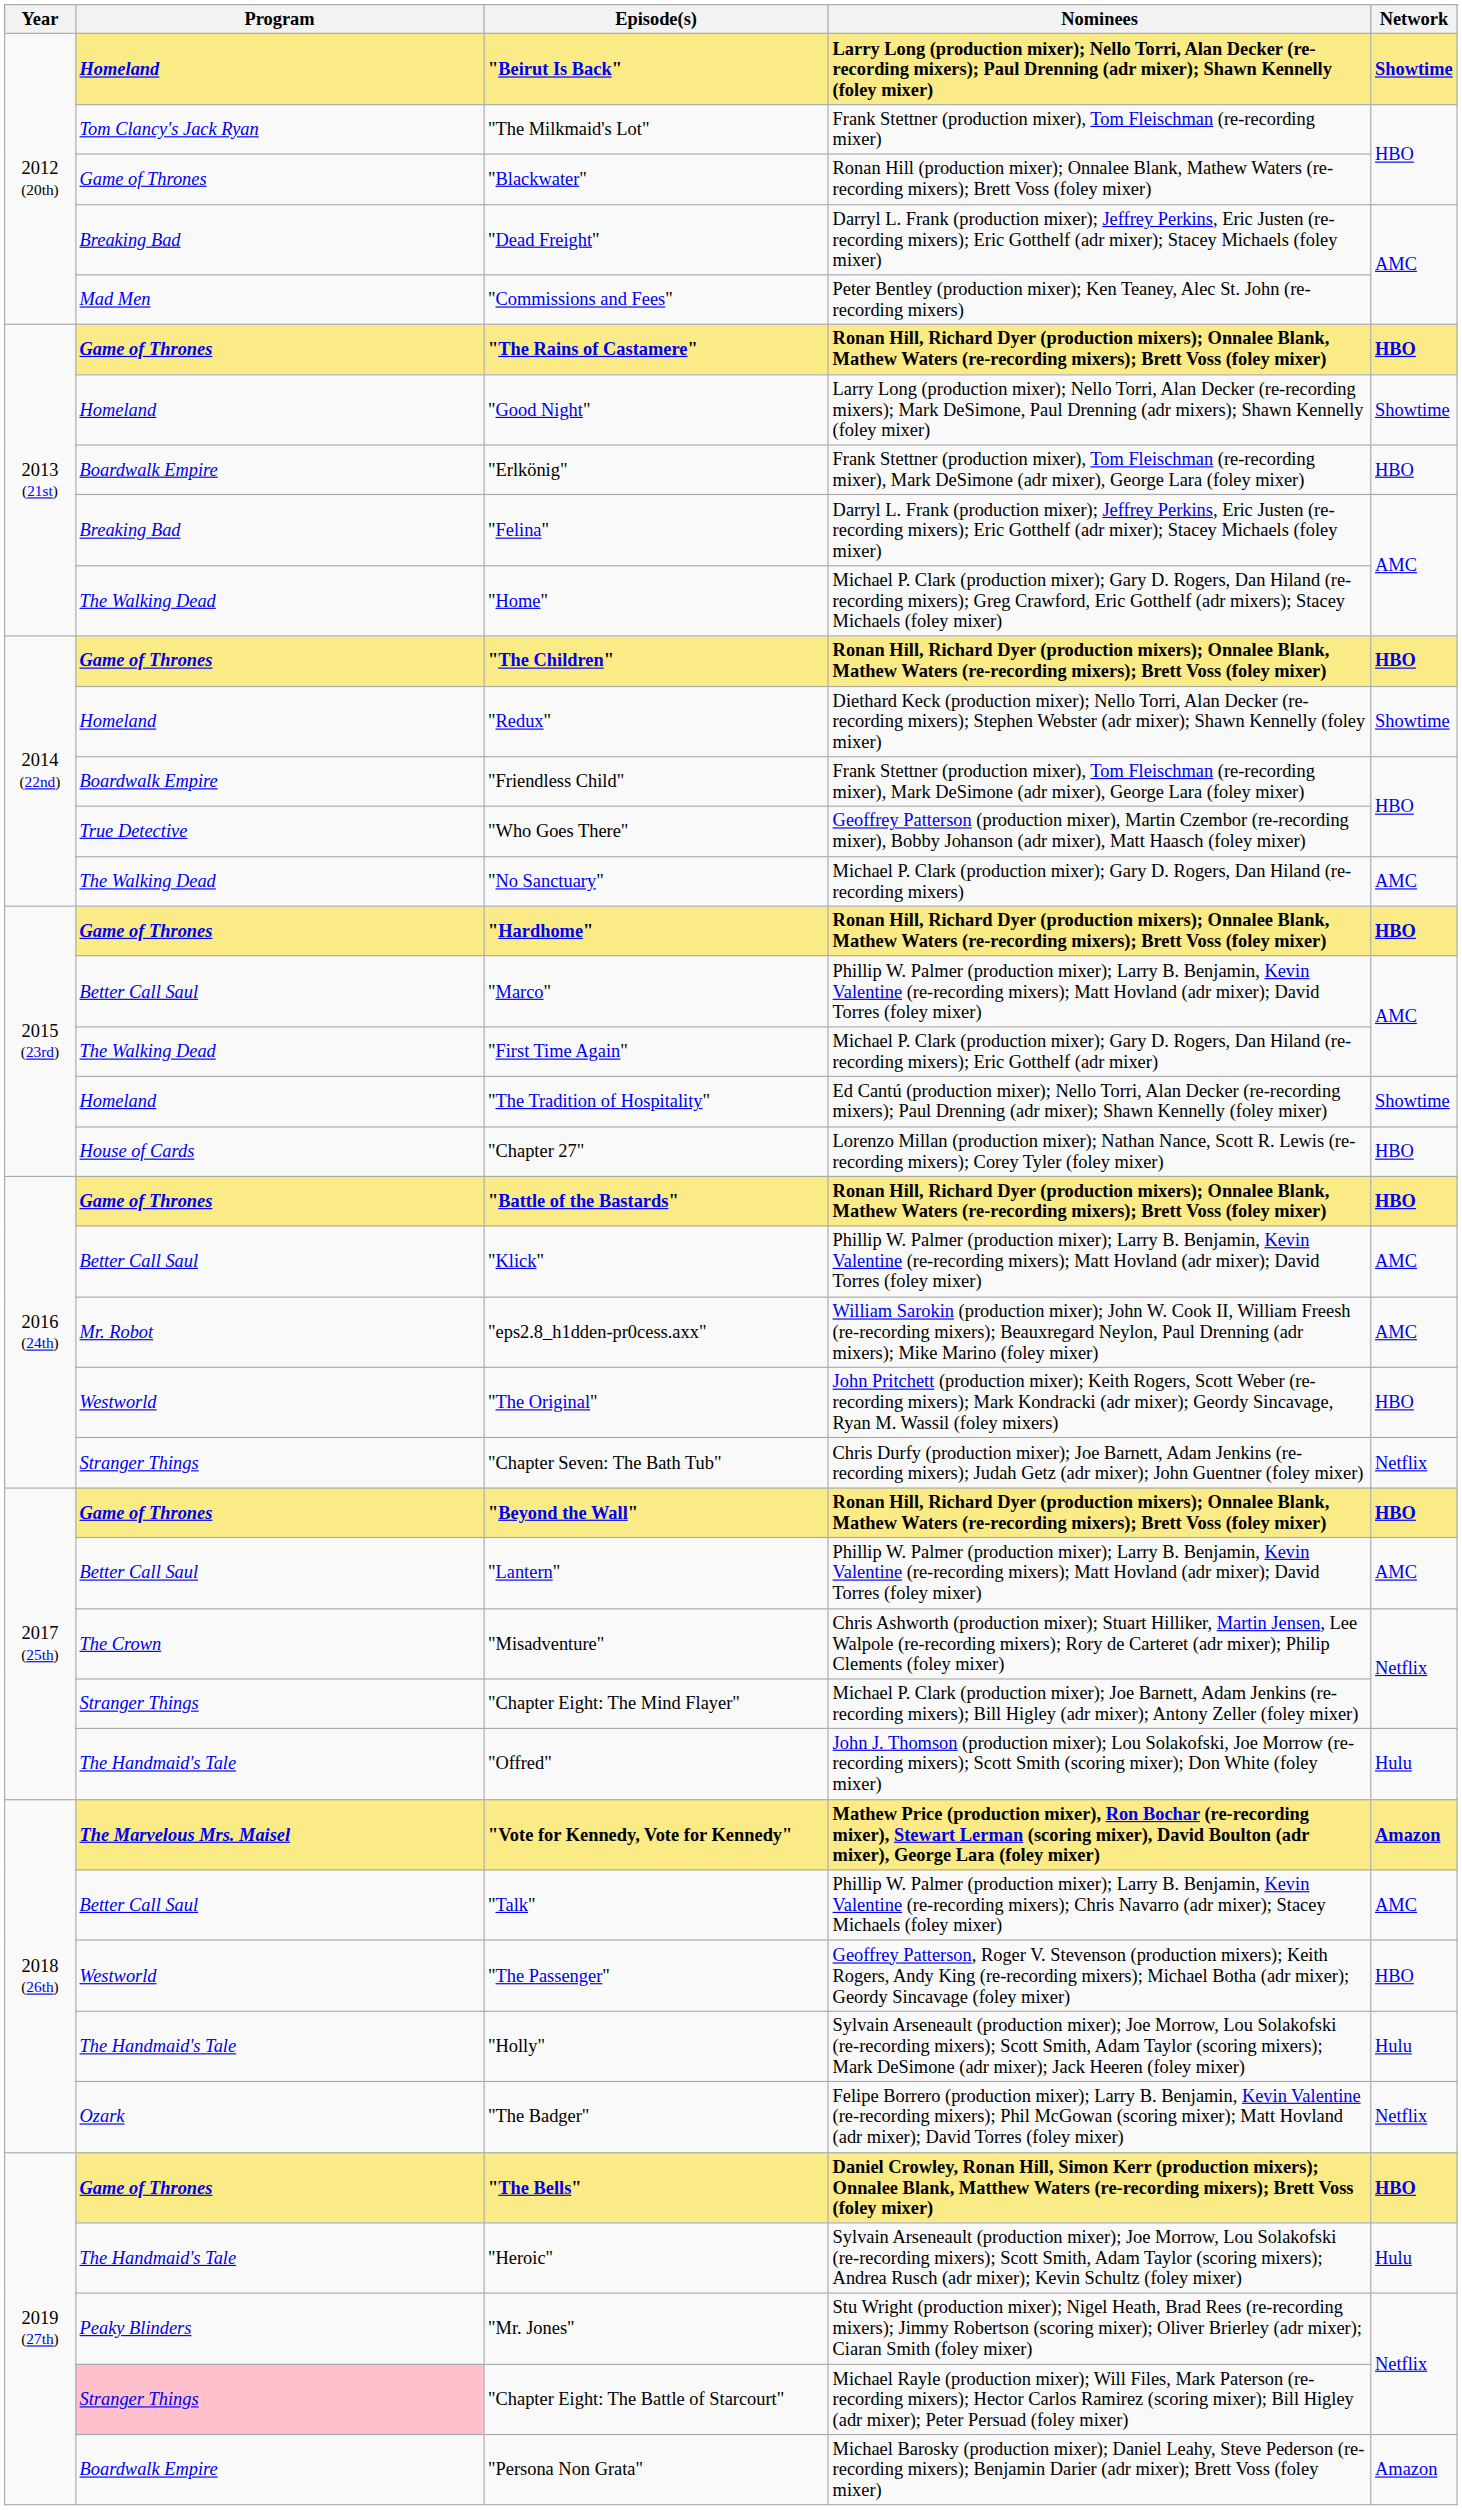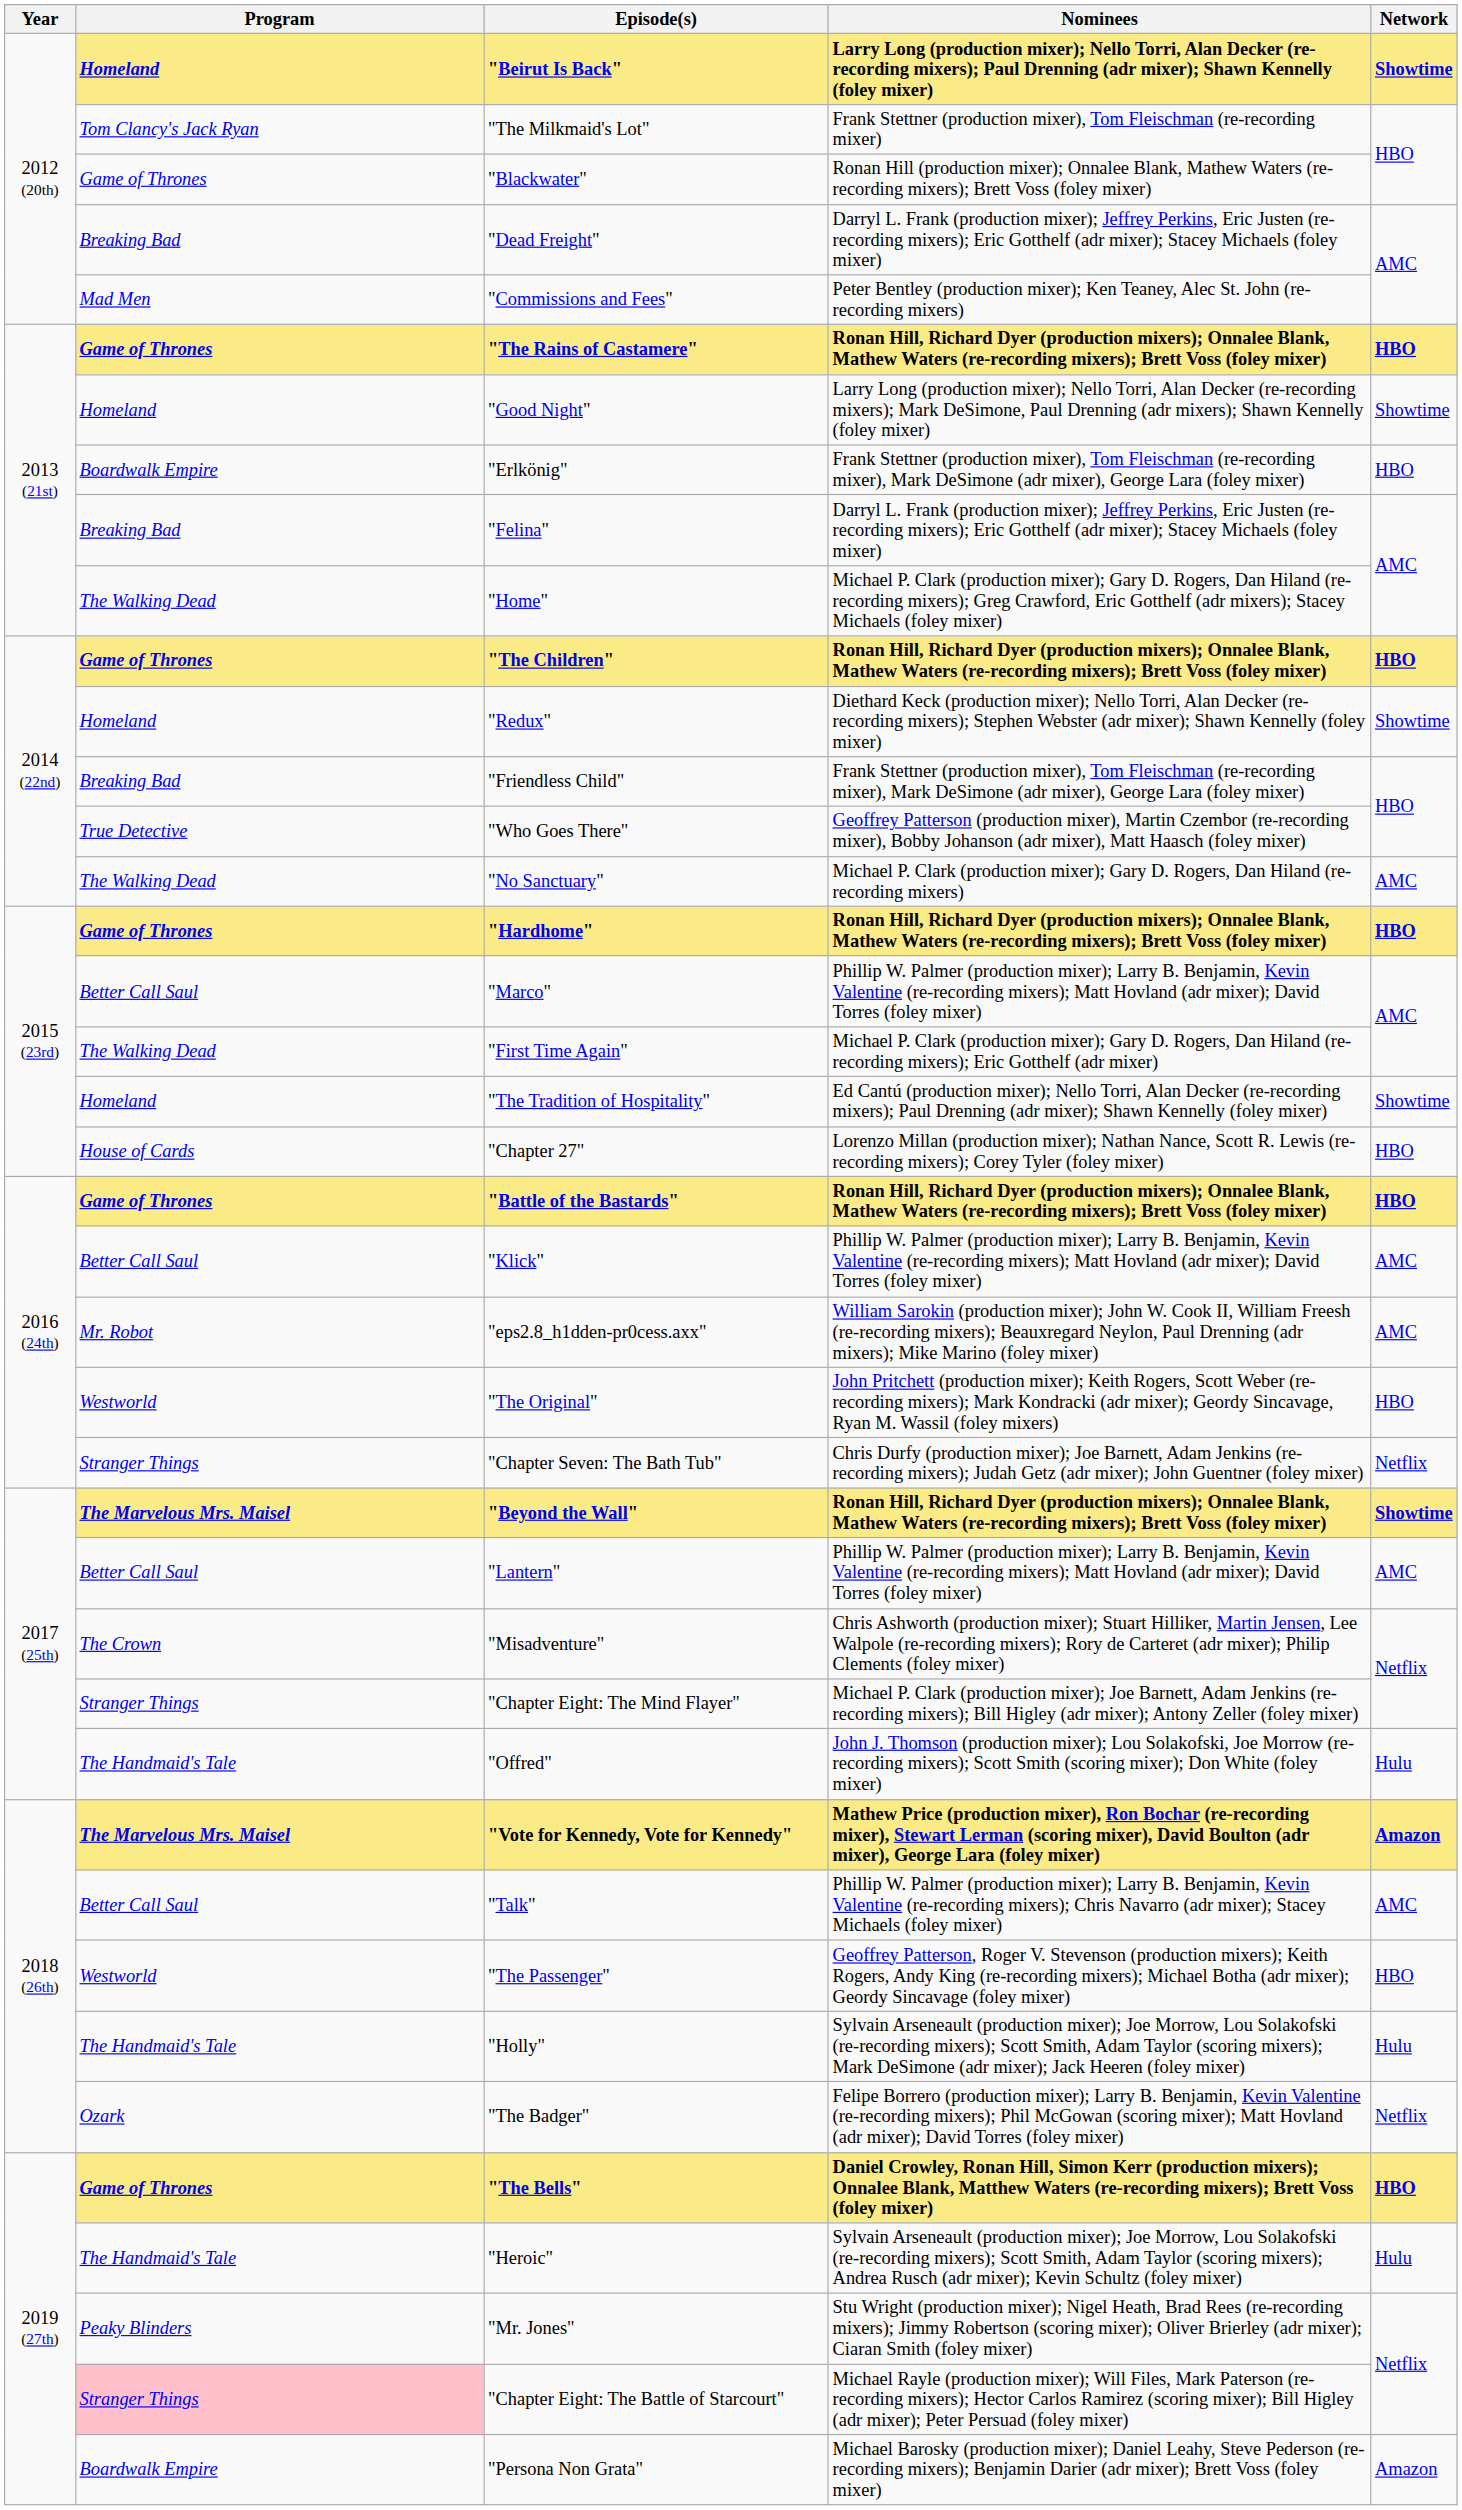(149, 781) Boardwalk Empire -> (130, 781) Breaking Bad
(146, 1512) Game of Thrones -> (185, 1512) The Marvelous Mrs. Maisel
(1395, 1512) HBO -> (1414, 1512) Showtime
